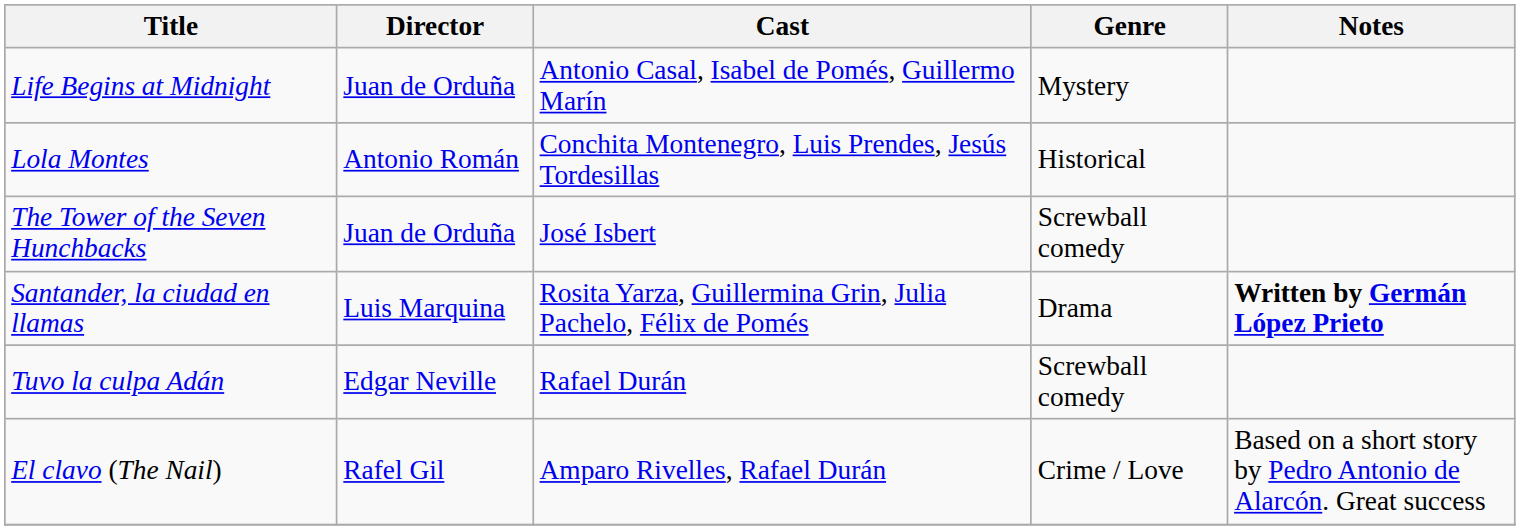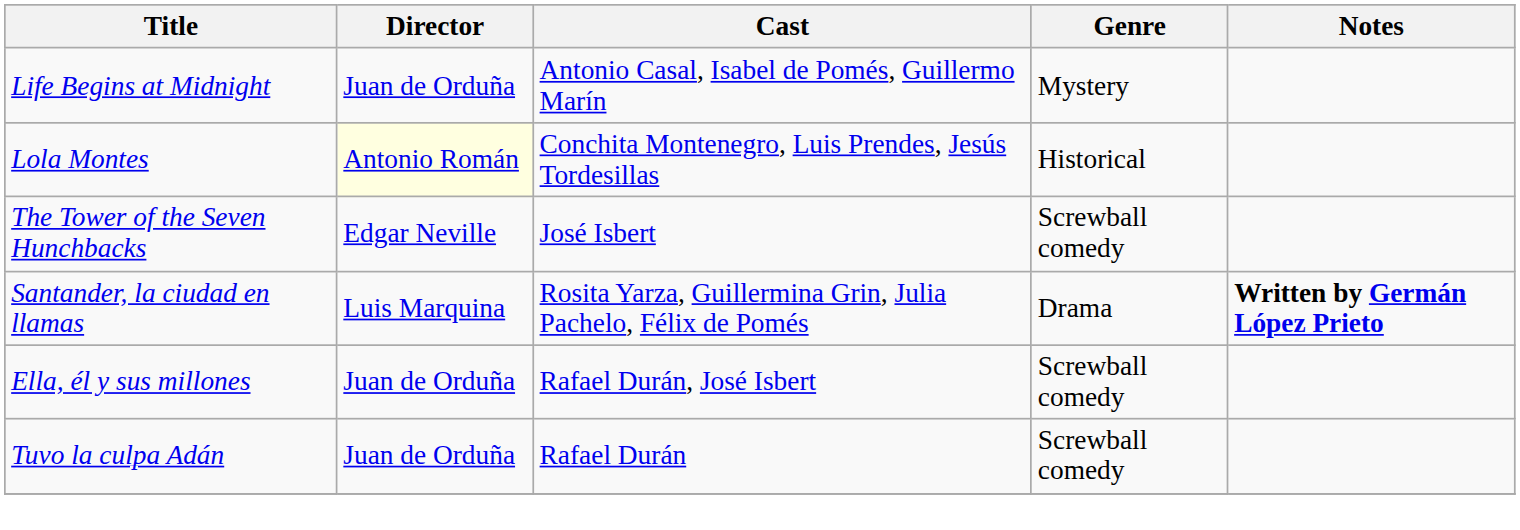(431, 159) no background -> (431, 159) lightyellow background
(429, 233) Juan de Orduña -> (420, 233) Edgar Neville
+ row: (131, 381)
(420, 381) Edgar Neville -> (429, 455) Juan de Orduña
- row: (116, 471)
